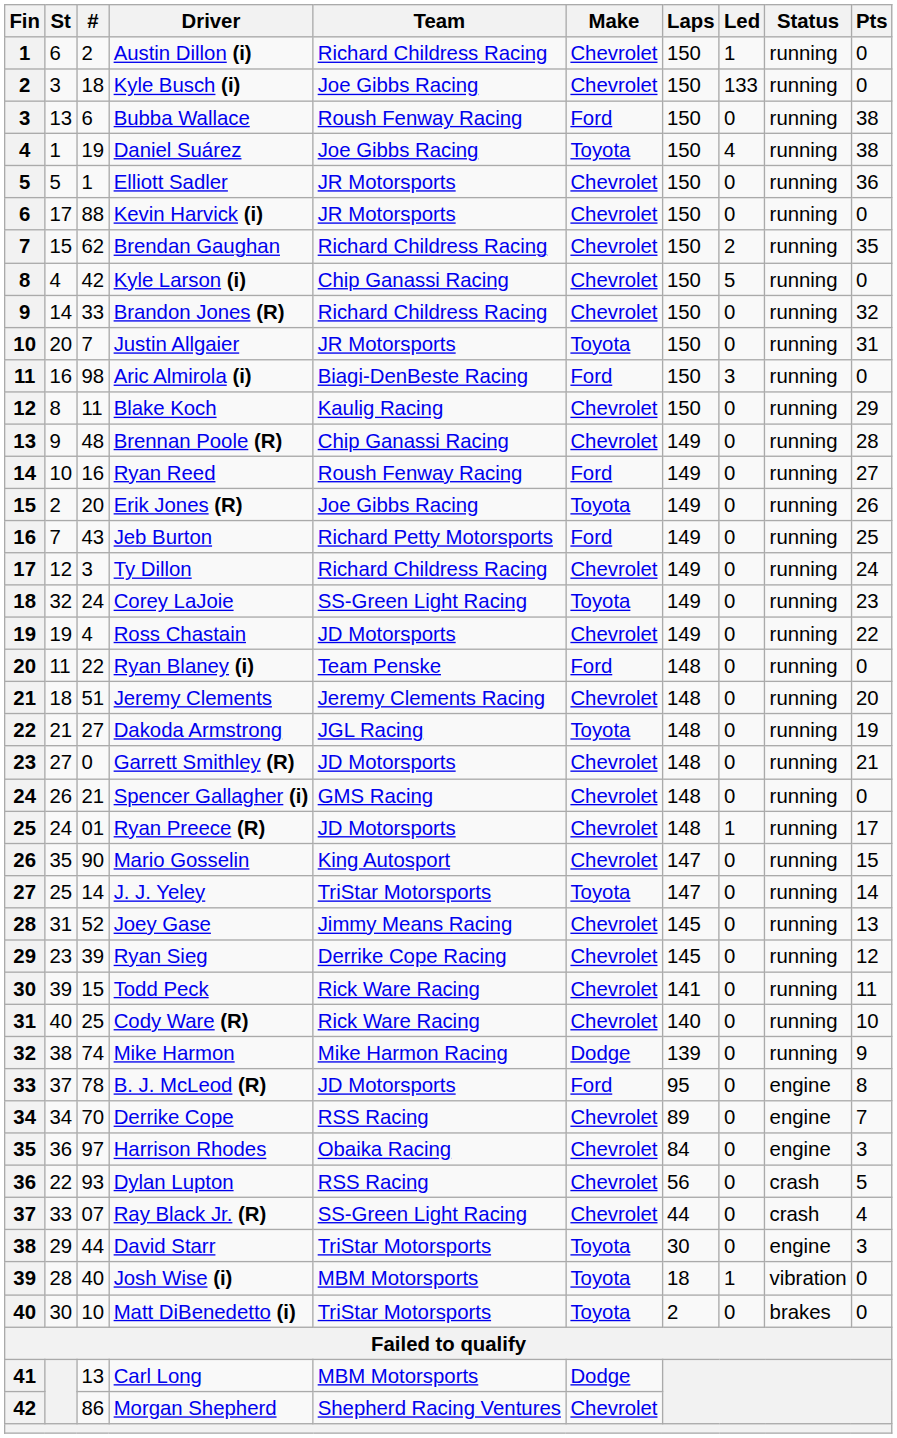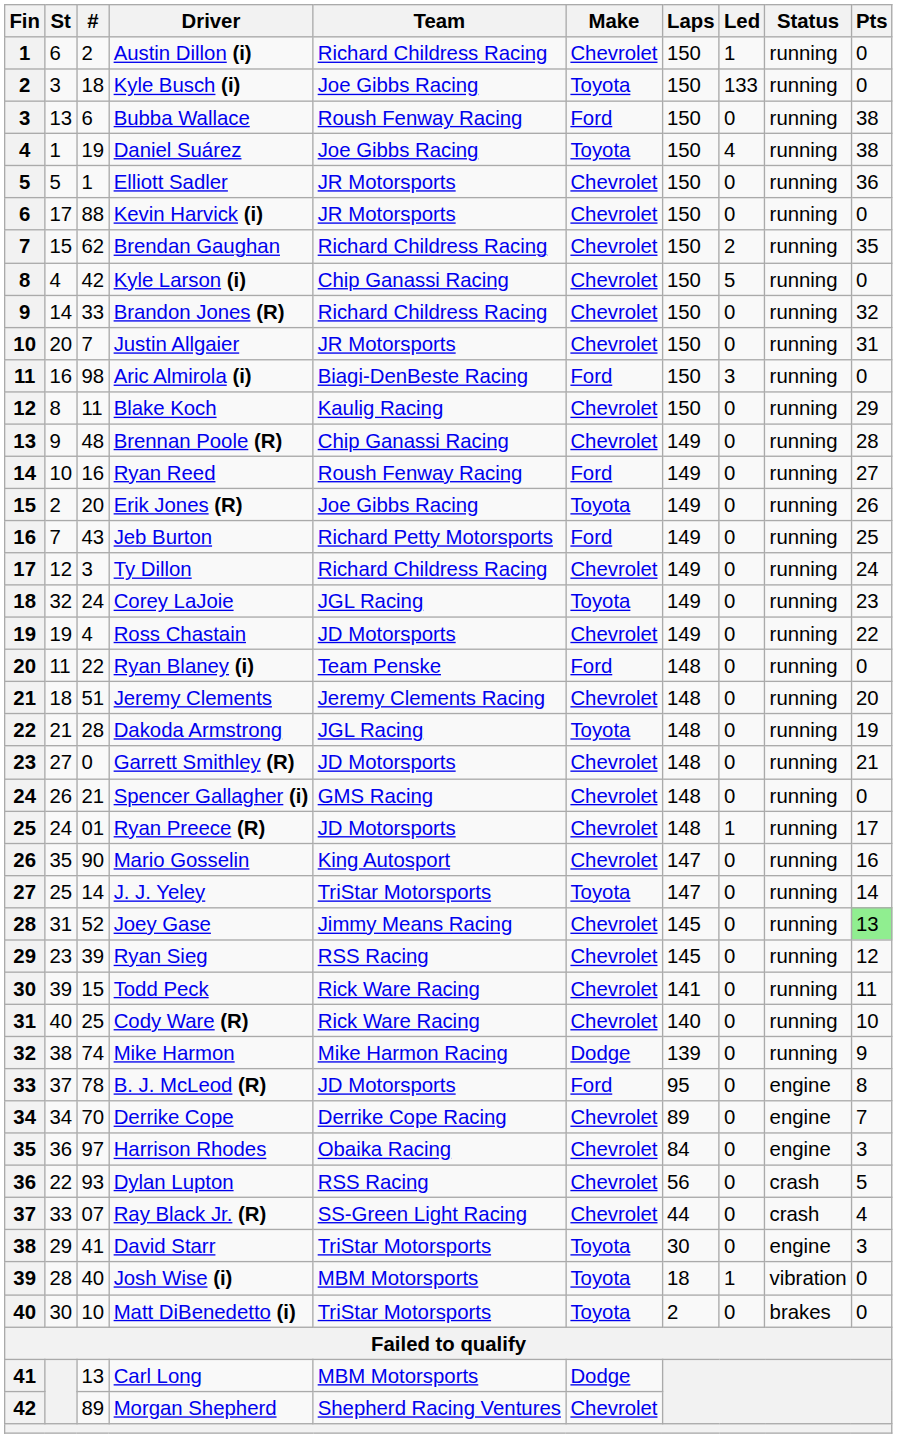(614, 85) Chevrolet -> (600, 85) Toyota
(600, 343) Toyota -> (614, 343) Chevrolet
(422, 601) SS-Green Light Racing -> (370, 601) JGL Racing
(93, 730) 27 -> (93, 730) 28
(867, 859) 15 -> (867, 859) 16
(867, 924) no background -> (867, 924) lightgreen background
(412, 956) Derrike Cope Racing -> (373, 956) RSS Racing
(373, 1117) RSS Racing -> (412, 1117) Derrike Cope Racing
(93, 1246) 44 -> (93, 1246) 41
(93, 1407) 86 -> (93, 1407) 89
